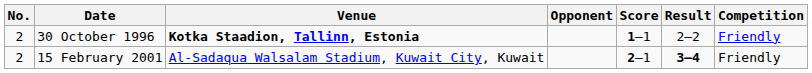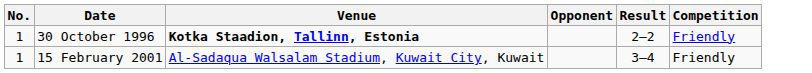- column: (639, 15)
(19, 36) 2 -> (19, 36) 1
(19, 57) 2 -> (19, 57) 1
(688, 57) bold -> (643, 57) normal
